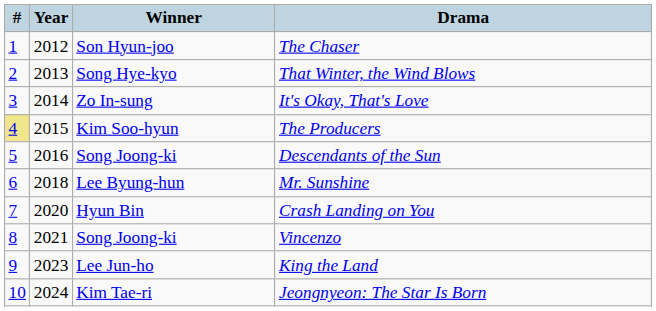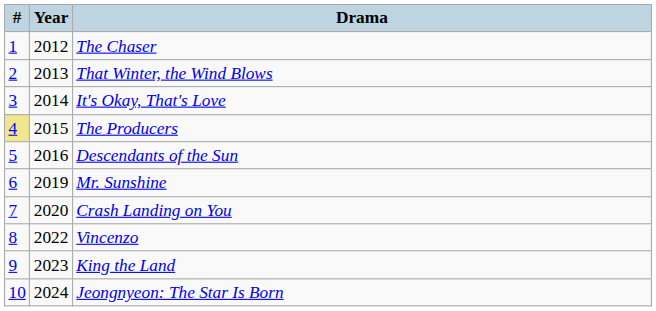- column: (174, 18)
(51, 182) 2018 -> (51, 182) 2019
(51, 237) 2021 -> (51, 237) 2022
